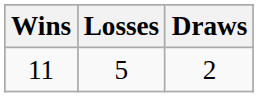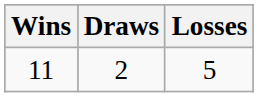columns swapped: (121, 26) <-> (210, 26)
